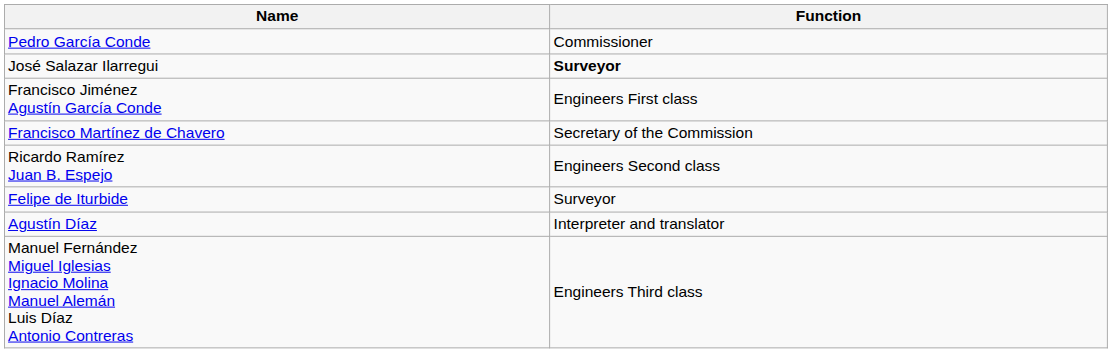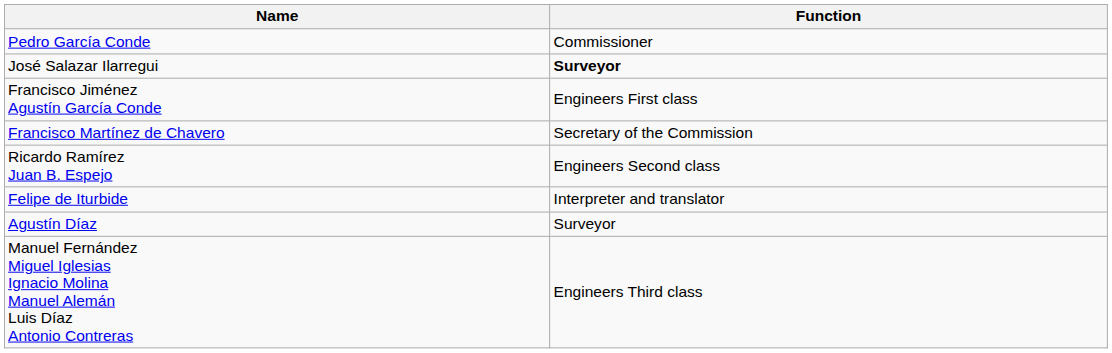(585, 199) Surveyor -> (639, 199) Interpreter and translator
(639, 224) Interpreter and translator -> (585, 224) Surveyor
